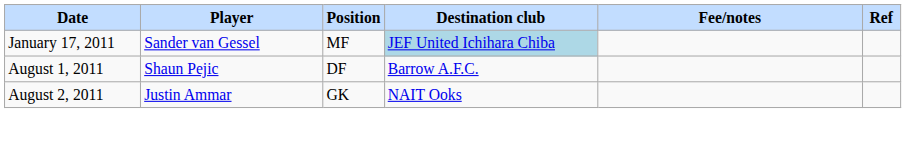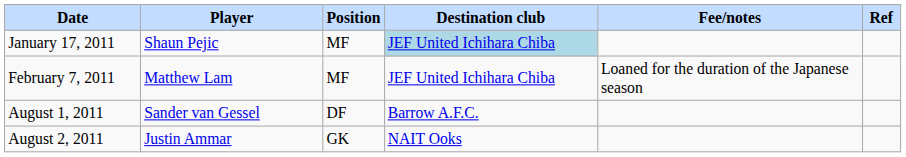(202, 43) Sander van Gessel -> (181, 43) Shaun Pejic
+ row: (62, 78)
(181, 69) Shaun Pejic -> (202, 113) Sander van Gessel
